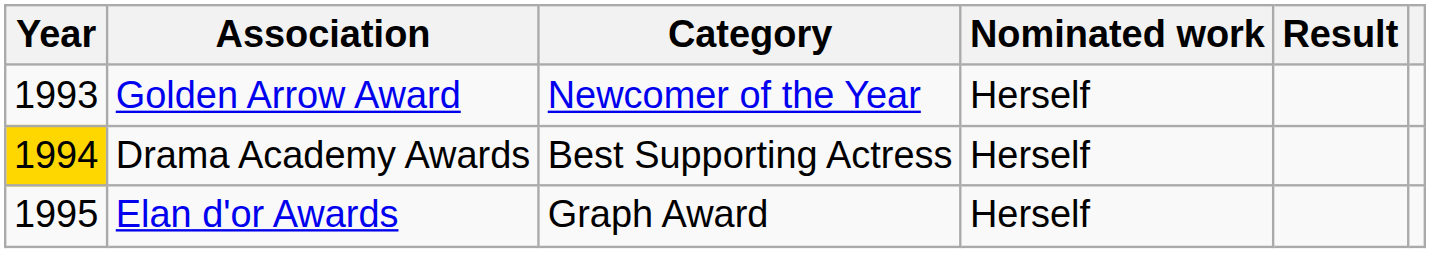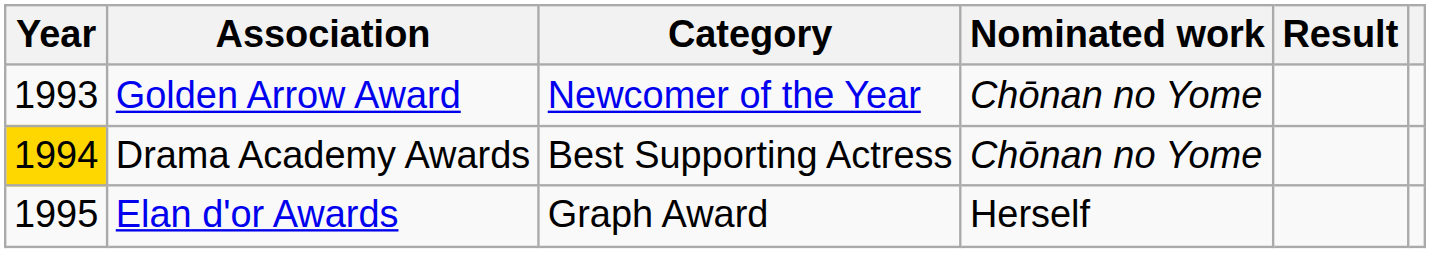(1030, 94) Herself -> (1116, 94) Chōnan no Yome
(1030, 154) Herself -> (1116, 154) Chōnan no Yome
